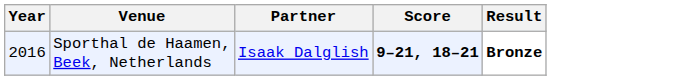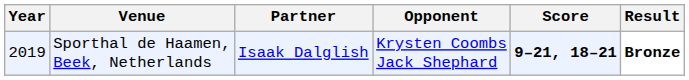+ column: (441, 17)
(27, 53) 2016 -> (27, 53) 2019
